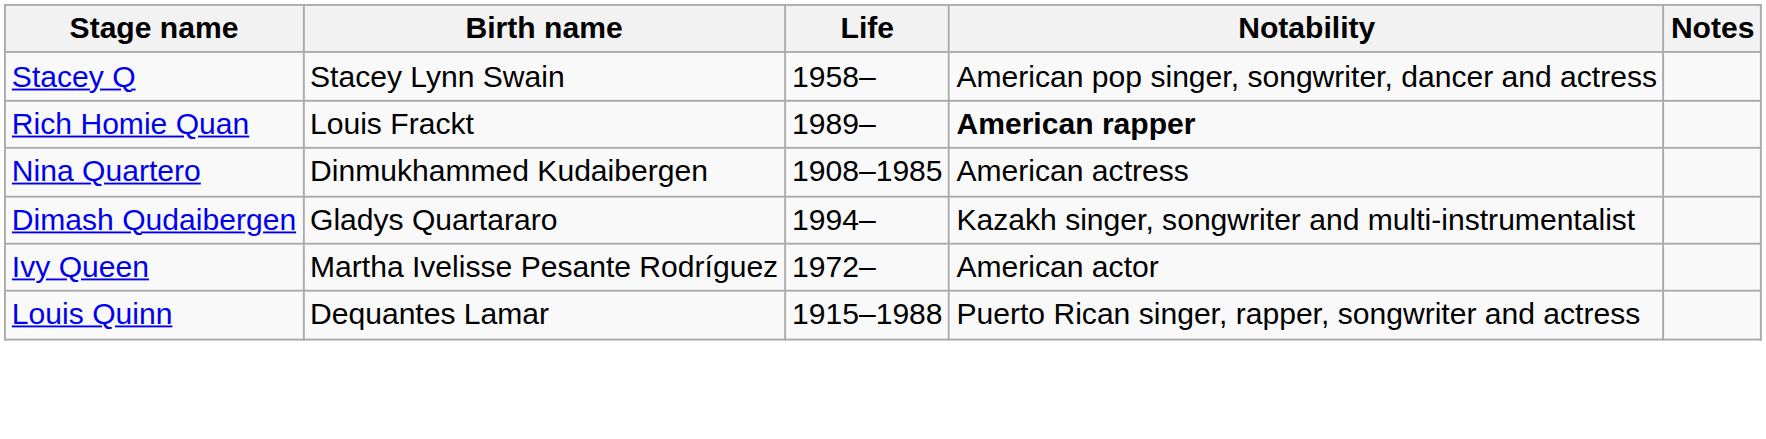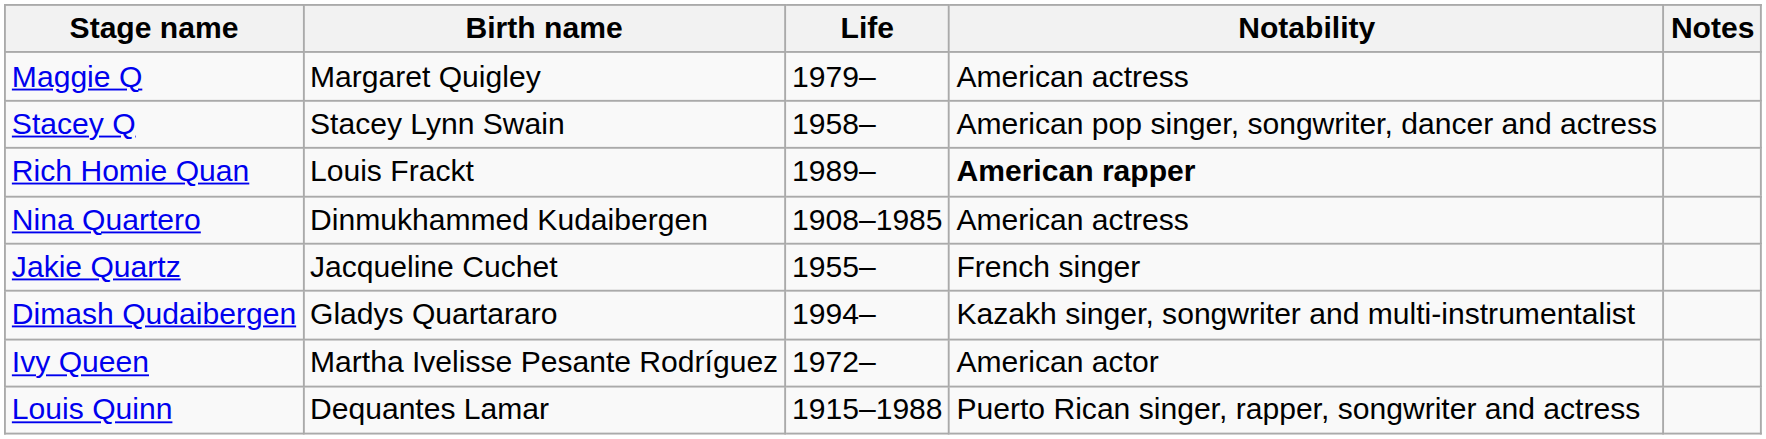+ row: (77, 76)
+ row: (96, 266)
